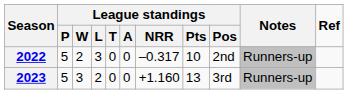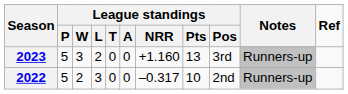rows swapped: (31, 57) <-> (31, 78)
